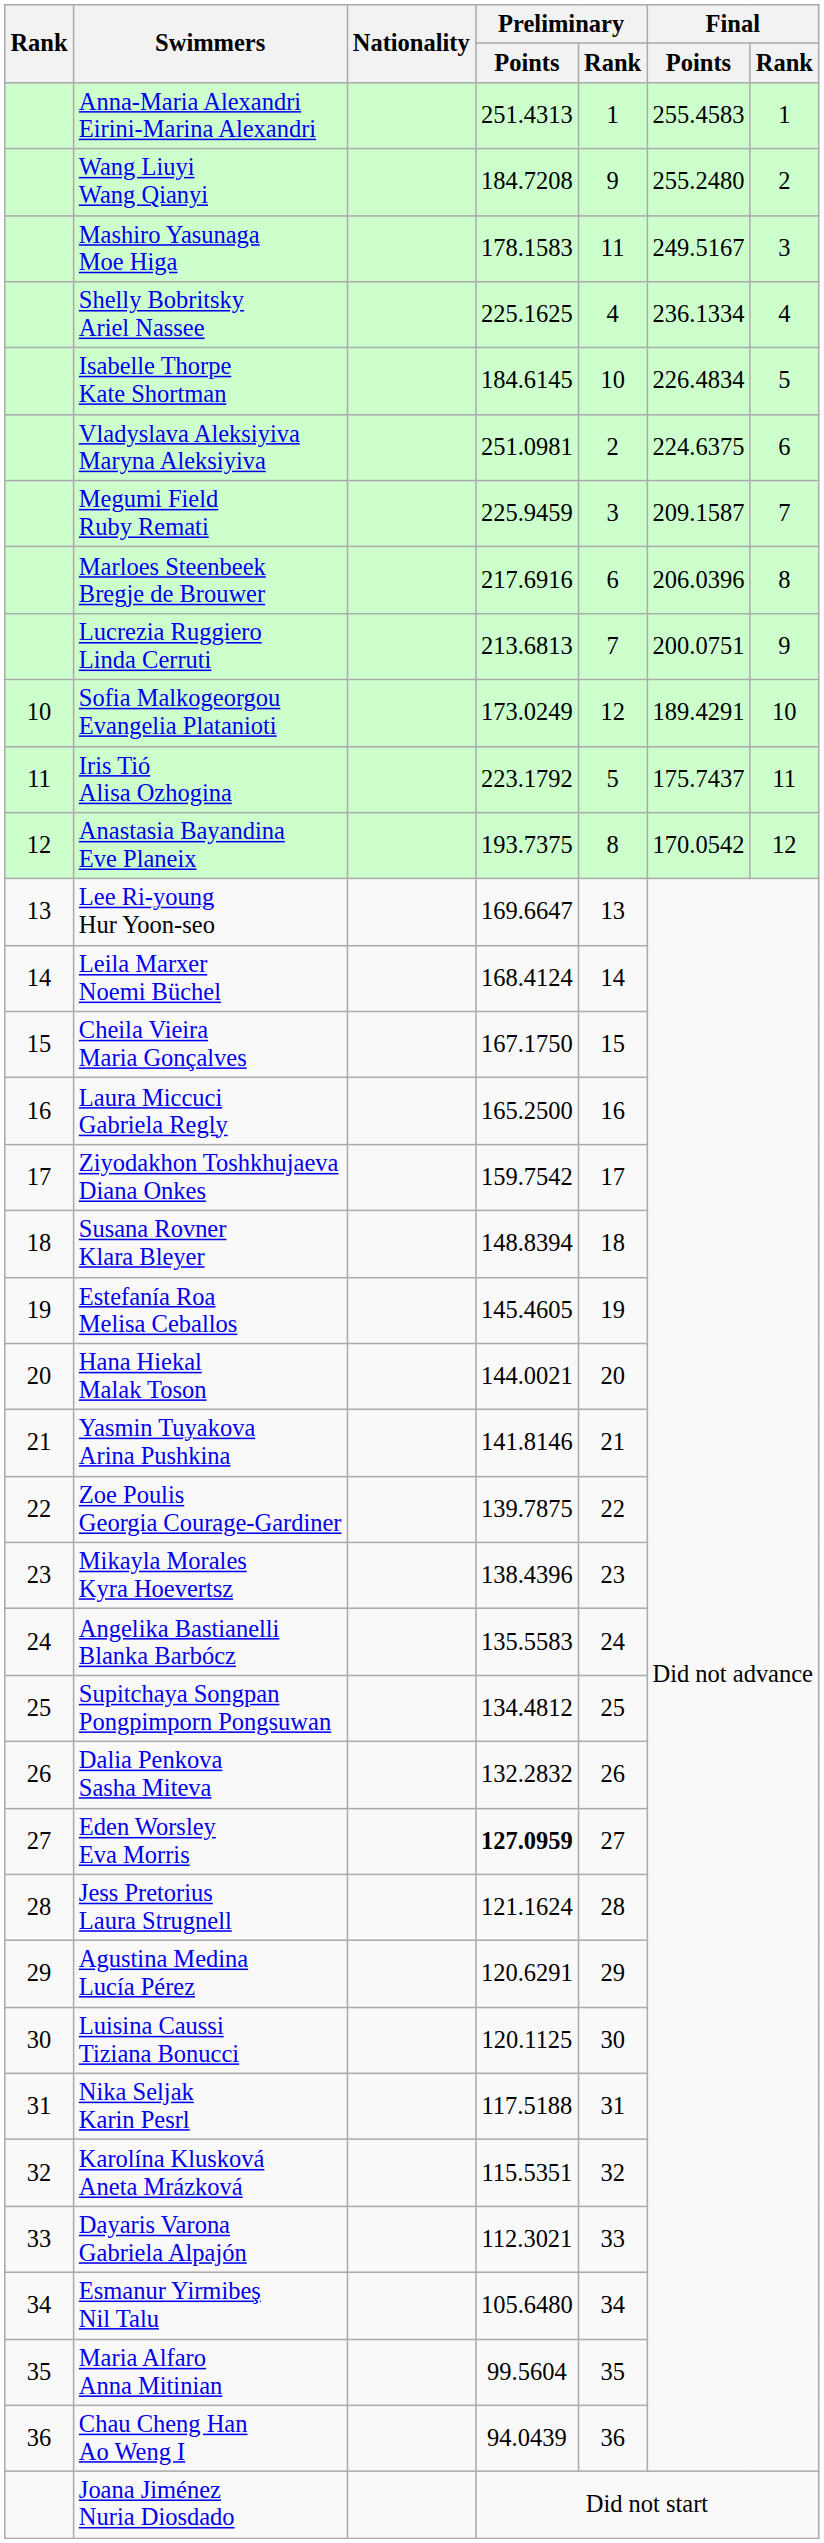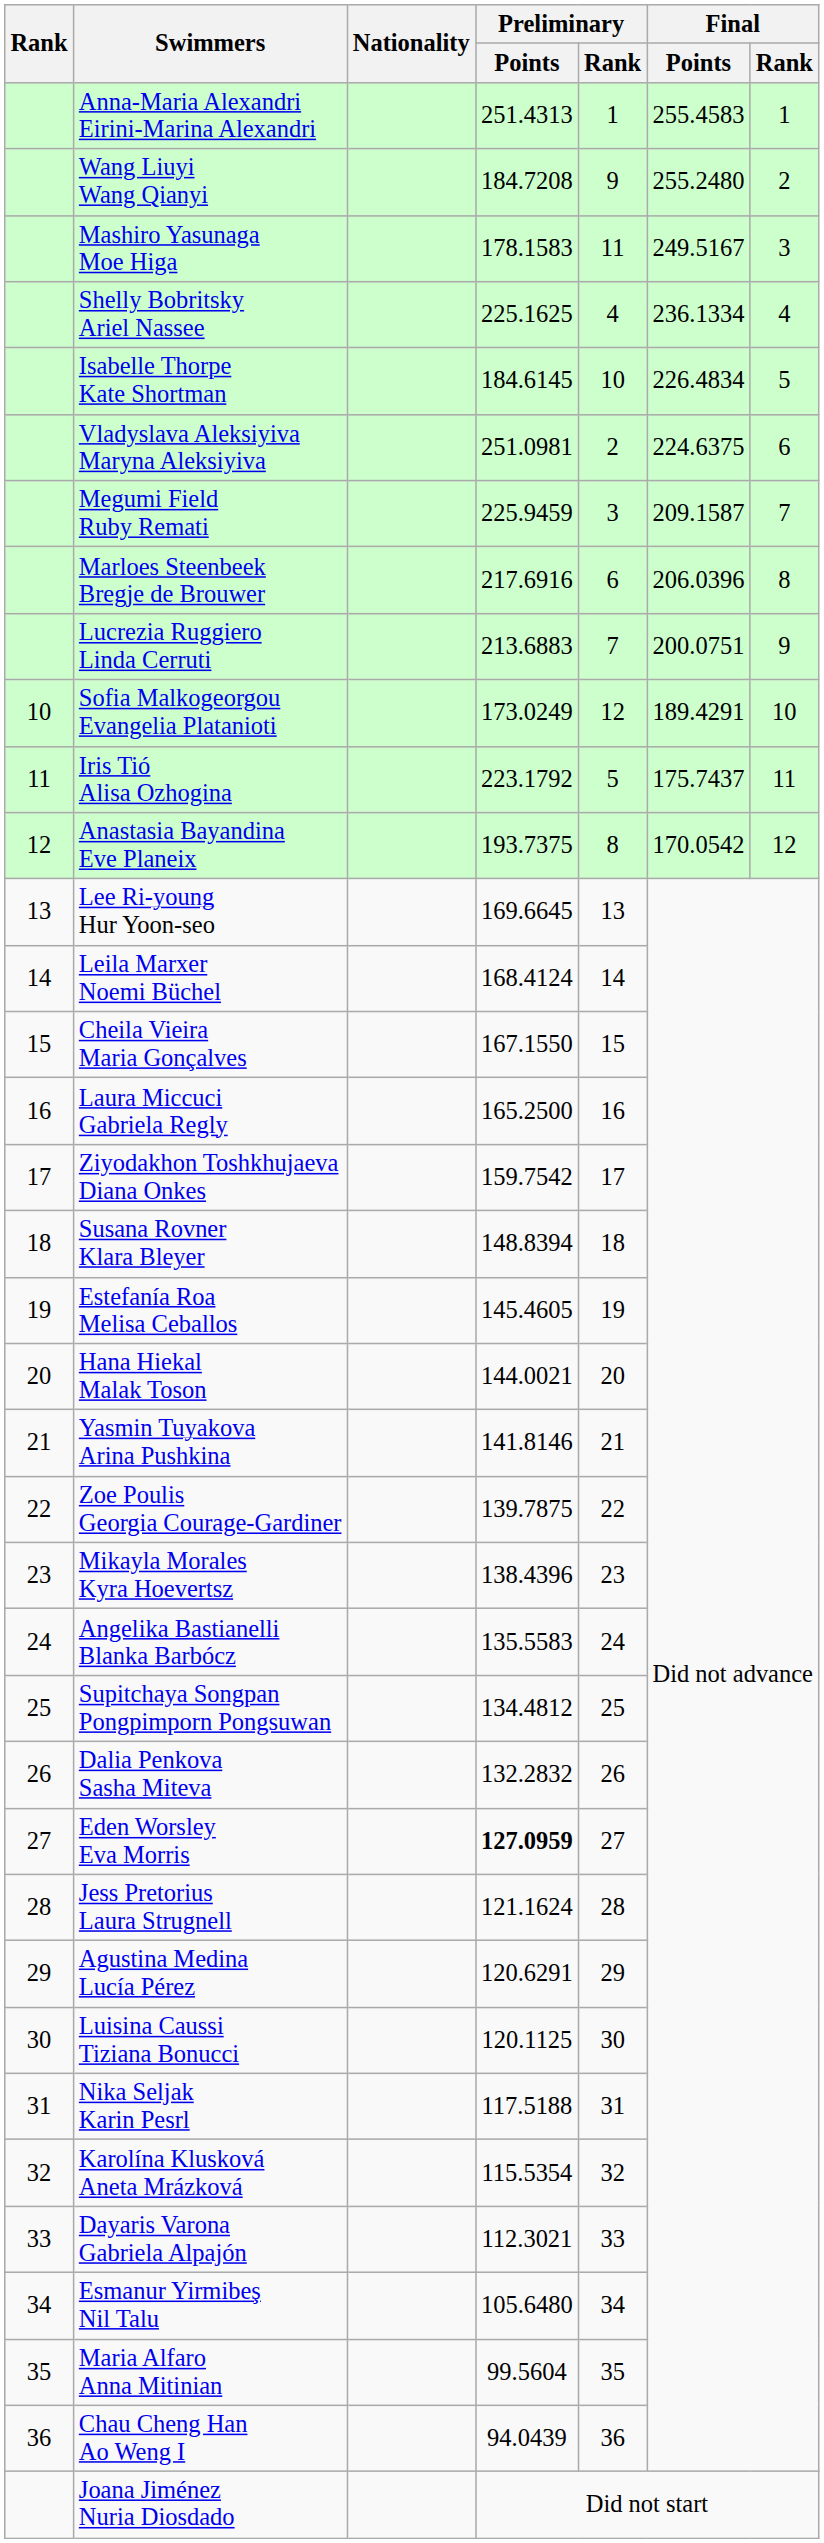(527, 646) 213.6813 -> (527, 646) 213.6883
(527, 911) 169.6647 -> (527, 911) 169.6645
(527, 1044) 167.1750 -> (527, 1044) 167.1550
(527, 2172) 115.5351 -> (527, 2172) 115.5354
